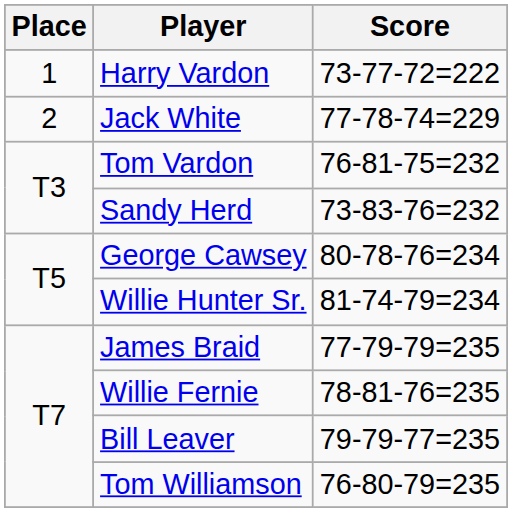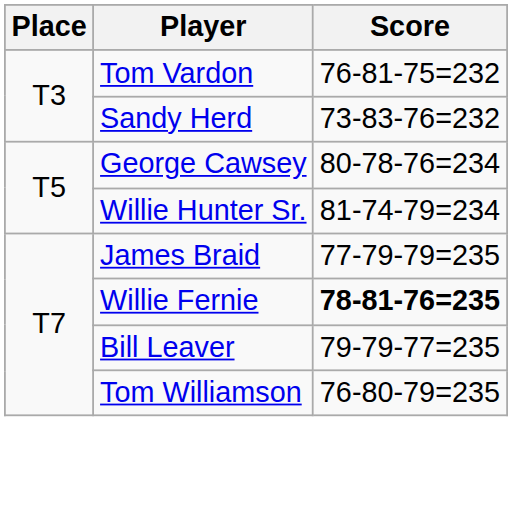- row: (185, 73)
- row: (170, 118)
(410, 392) normal -> (410, 301) bold
